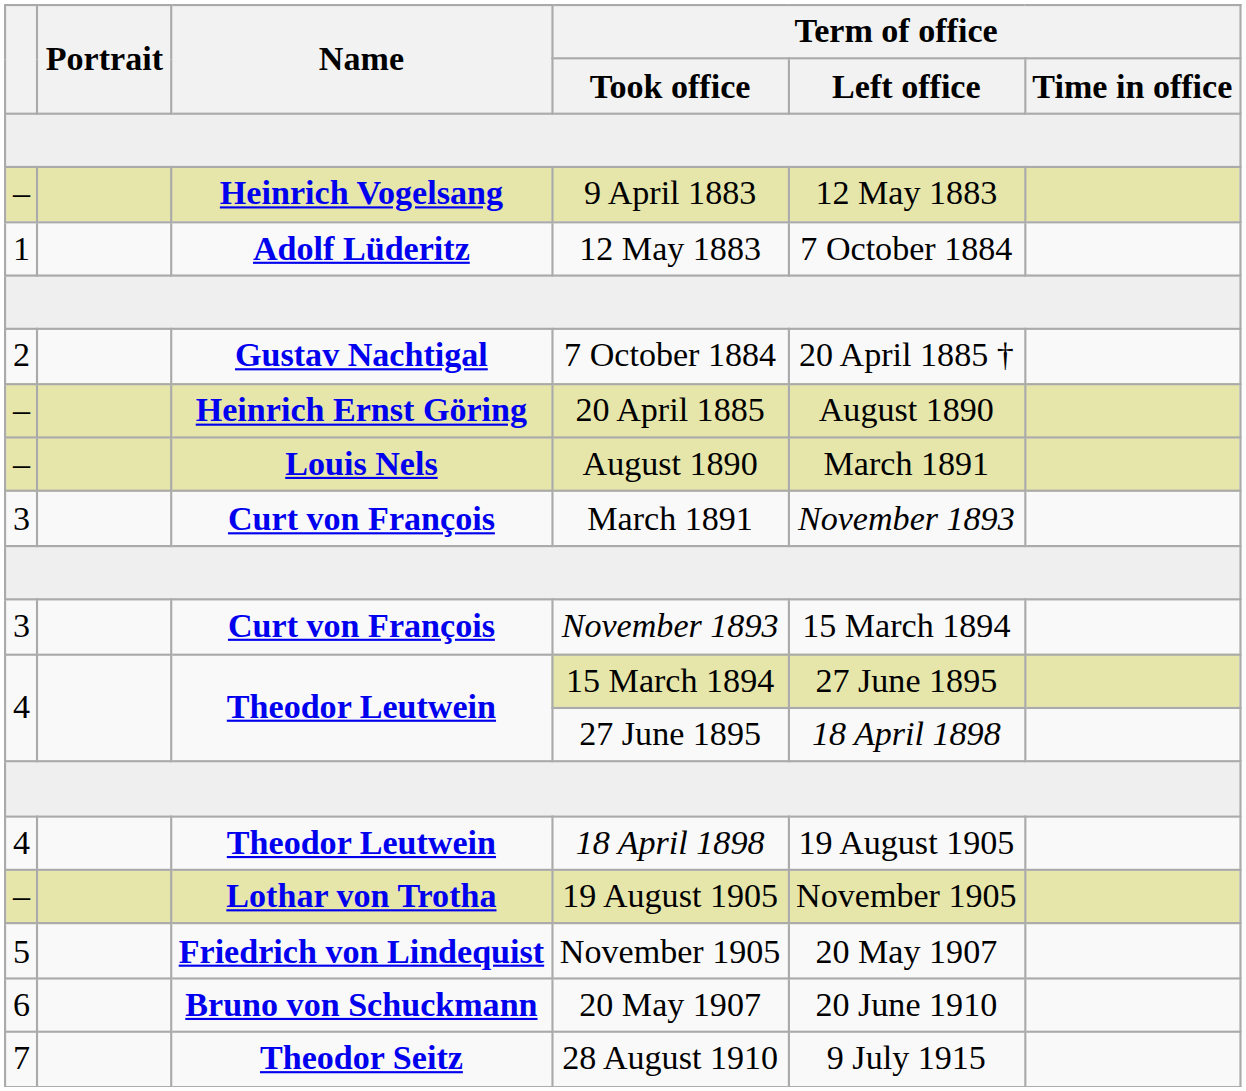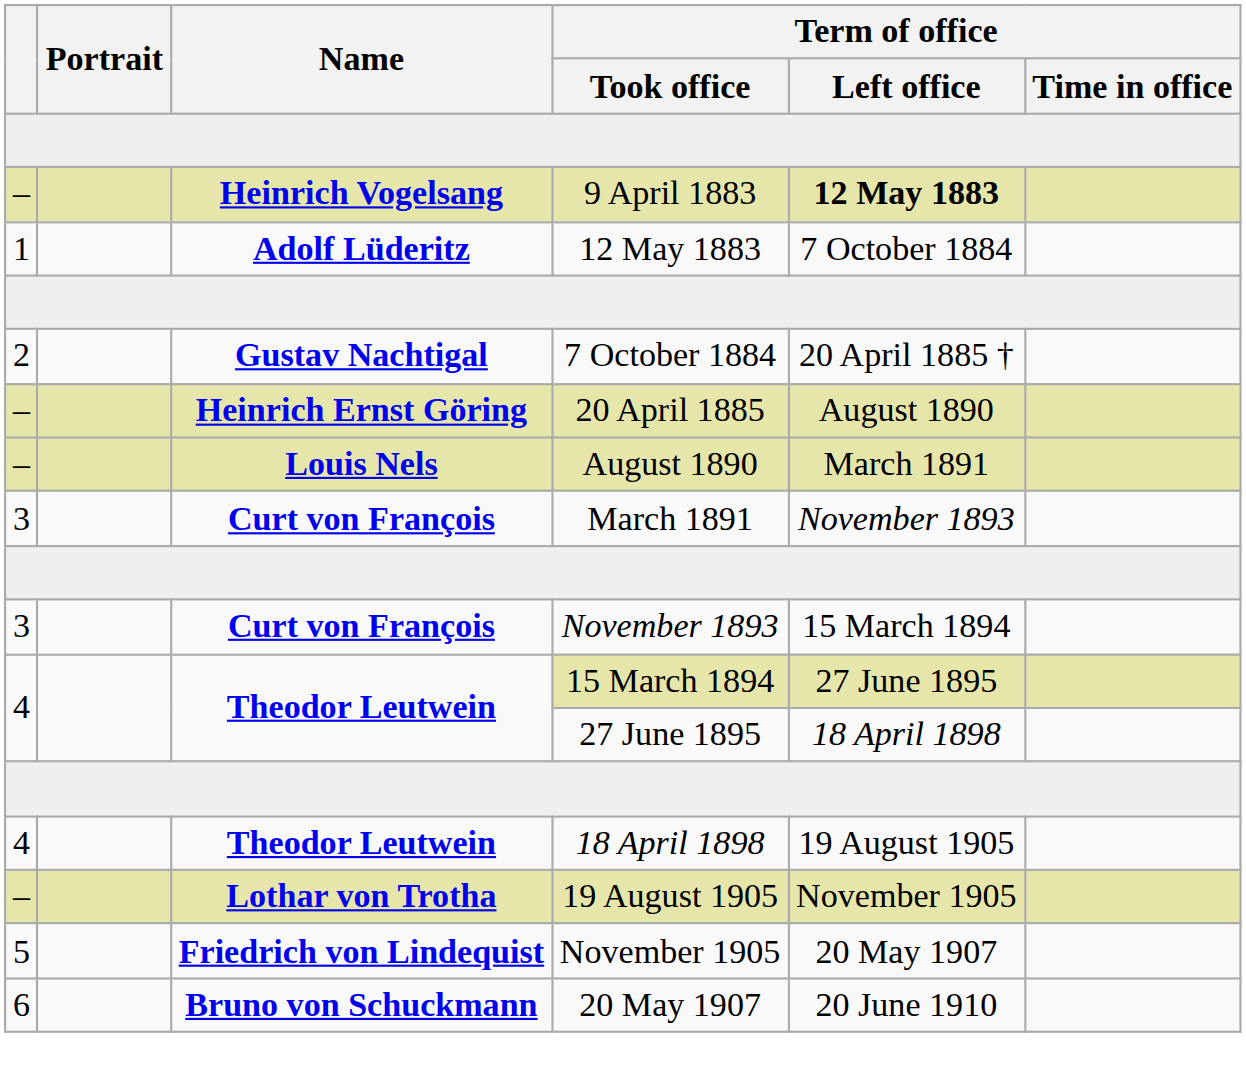(906, 193) normal -> (906, 193) bold
- row: (361, 1058)
